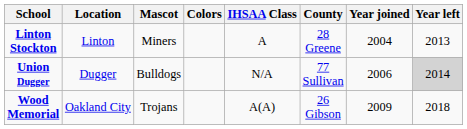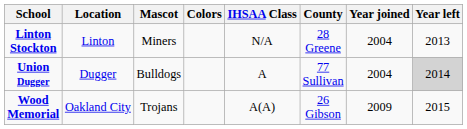(262, 40) A -> (262, 40) N/A
(262, 74) N/A -> (262, 74) A
(379, 74) 2006 -> (379, 74) 2004
(438, 107) 2018 -> (438, 107) 2015
